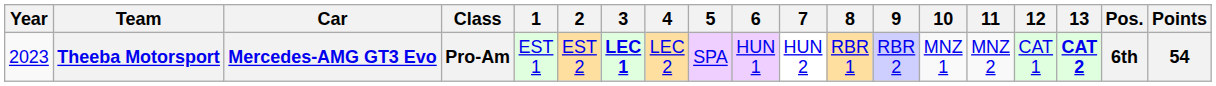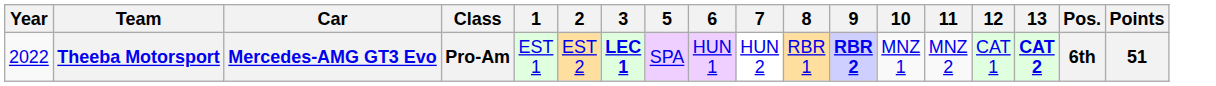- column: (667, 18)
(29, 57) 2023 -> (29, 57) 2022
(896, 57) normal -> (853, 57) bold
(1179, 57) 54 -> (1137, 57) 51
